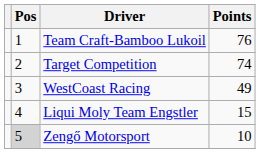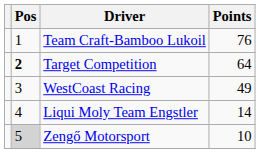(18, 64) normal -> (18, 64) bold
(244, 64) 74 -> (244, 64) 64
(244, 112) 15 -> (244, 112) 14
